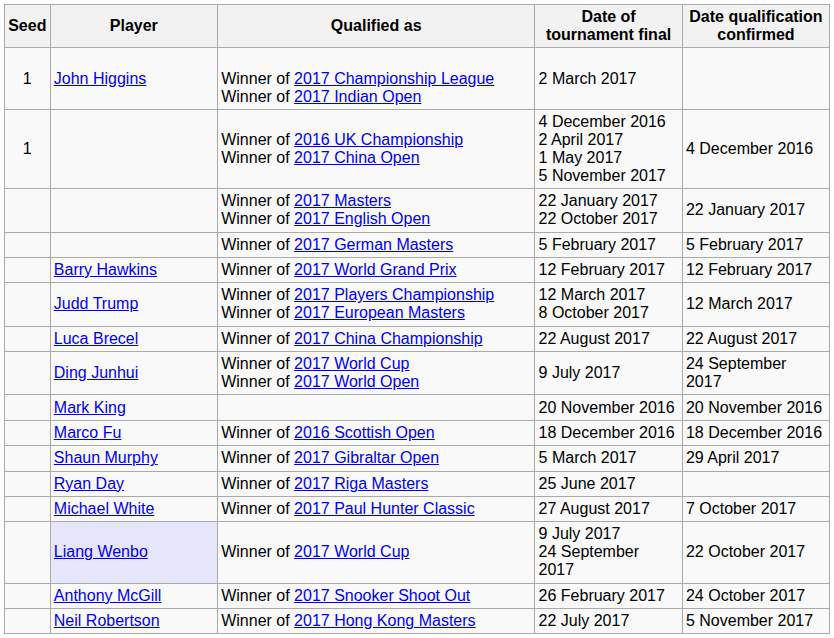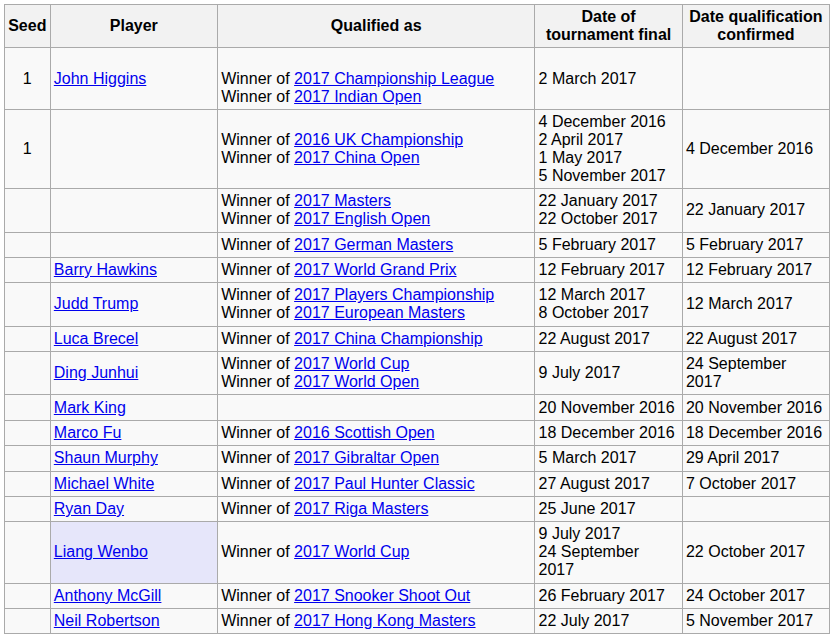rows swapped: (325, 483) <-> (348, 509)
